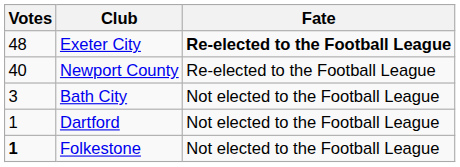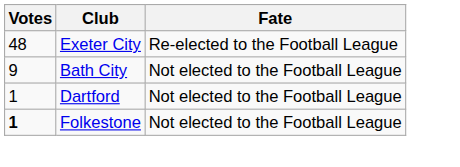(319, 44) bold -> (273, 44) normal
- row: (119, 70)
(13, 97) 3 -> (13, 70) 9
